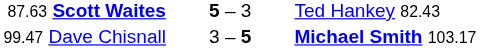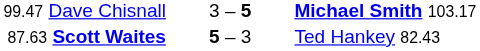rows swapped: (87, 10) <-> (85, 37)
